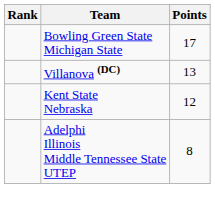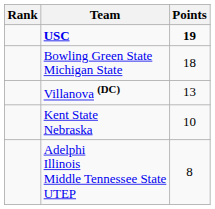+ row: (57, 35)
(190, 42) 17 -> (190, 63) 18
(190, 101) 12 -> (190, 122) 10
